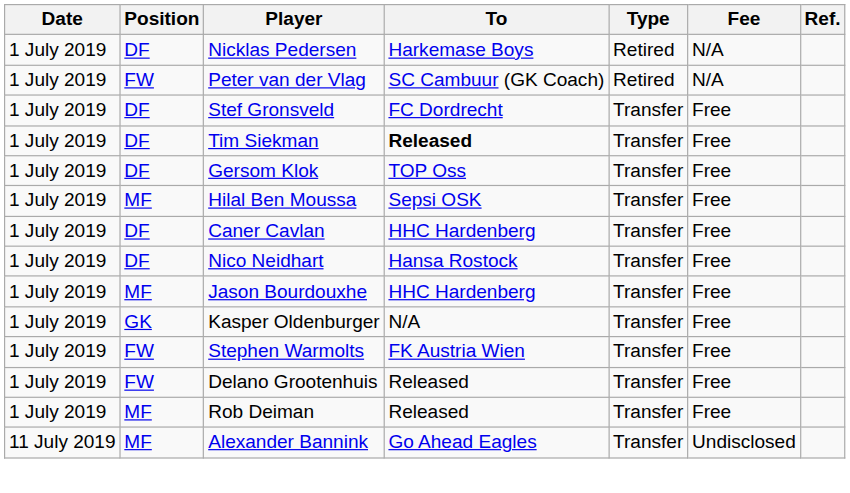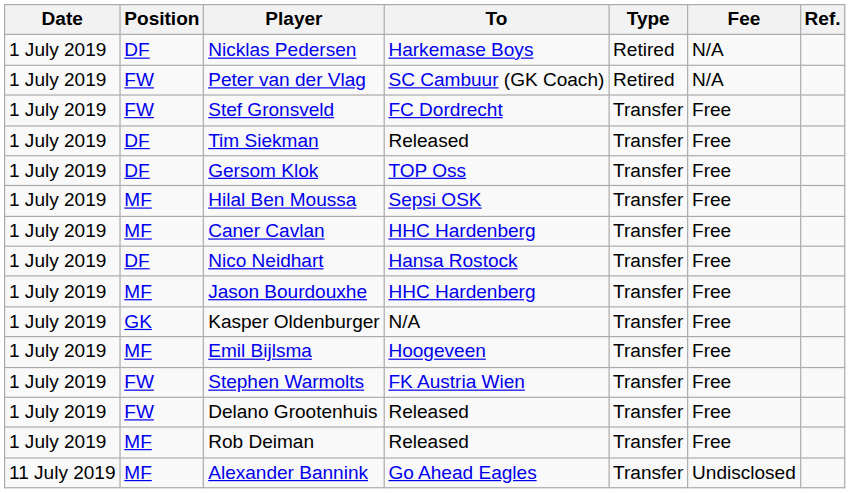(137, 110) DF -> (139, 110) FW
(430, 140) bold -> (429, 140) normal
(137, 230) DF -> (138, 230) MF
+ row: (260, 351)
